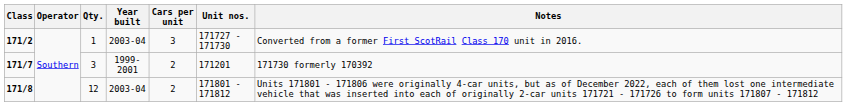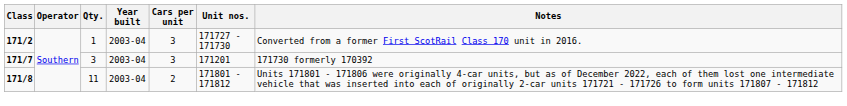(127, 65) 1999-2001 -> (127, 60) 2003-04
(173, 65) 2 -> (173, 60) 3
(93, 89) 12 -> (93, 79) 11
